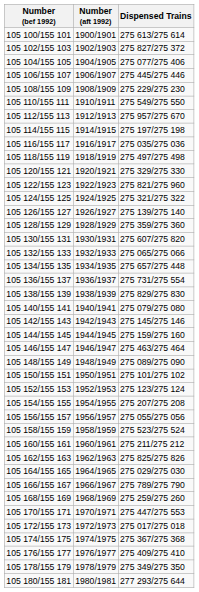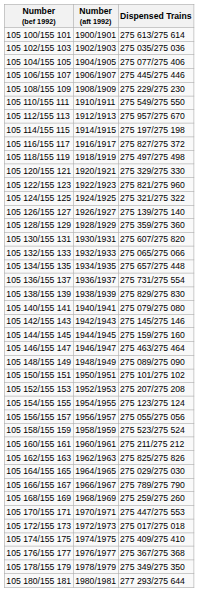(152, 48) 275 827/275 372 -> (152, 48) 275 035/275 036
(152, 144) 275 035/275 036 -> (152, 144) 275 827/275 372
(152, 390) 275 123/275 124 -> (152, 390) 275 207/275 208
(152, 403) 275 207/275 208 -> (152, 403) 275 123/275 124
(152, 540) 275 367/275 368 -> (152, 540) 275 409/275 410
(152, 553) 275 409/275 410 -> (152, 553) 275 367/275 368
